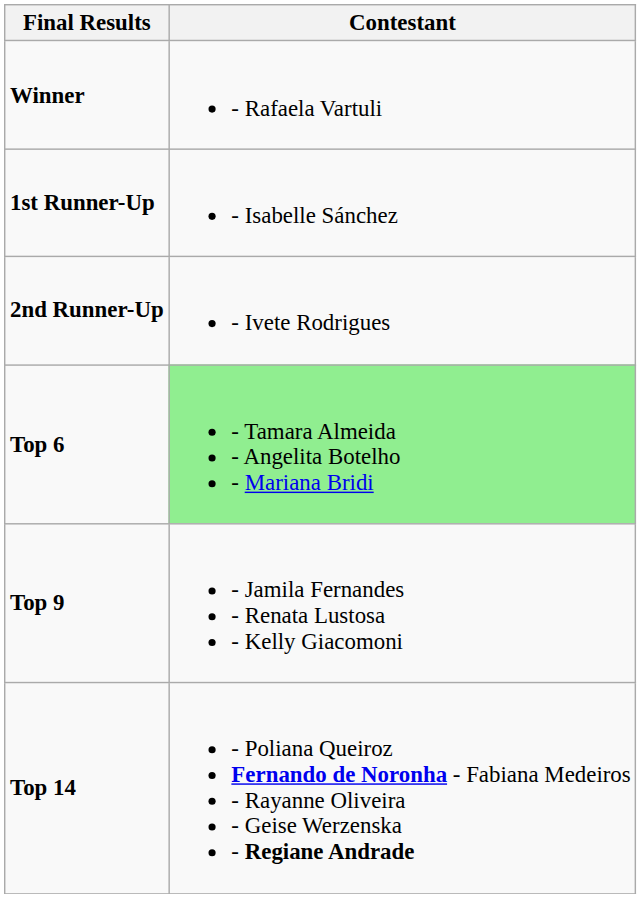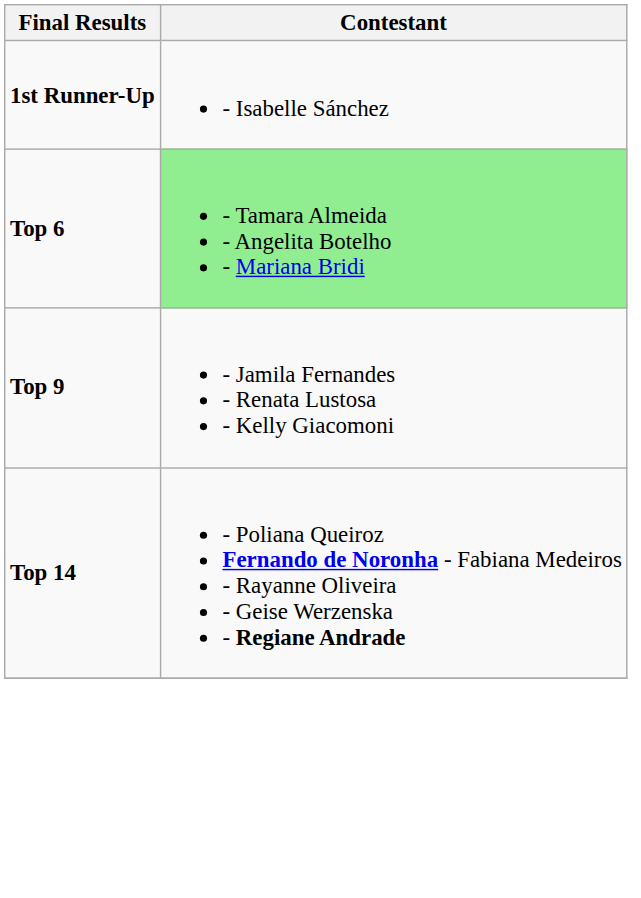- row: (47, 94)
- row: (87, 310)
